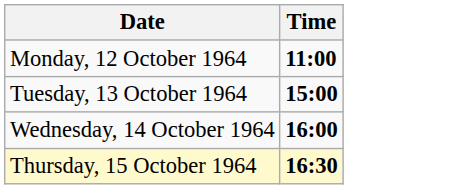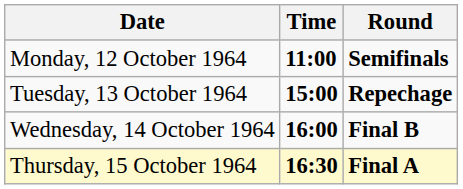+ column: (400, 22)
